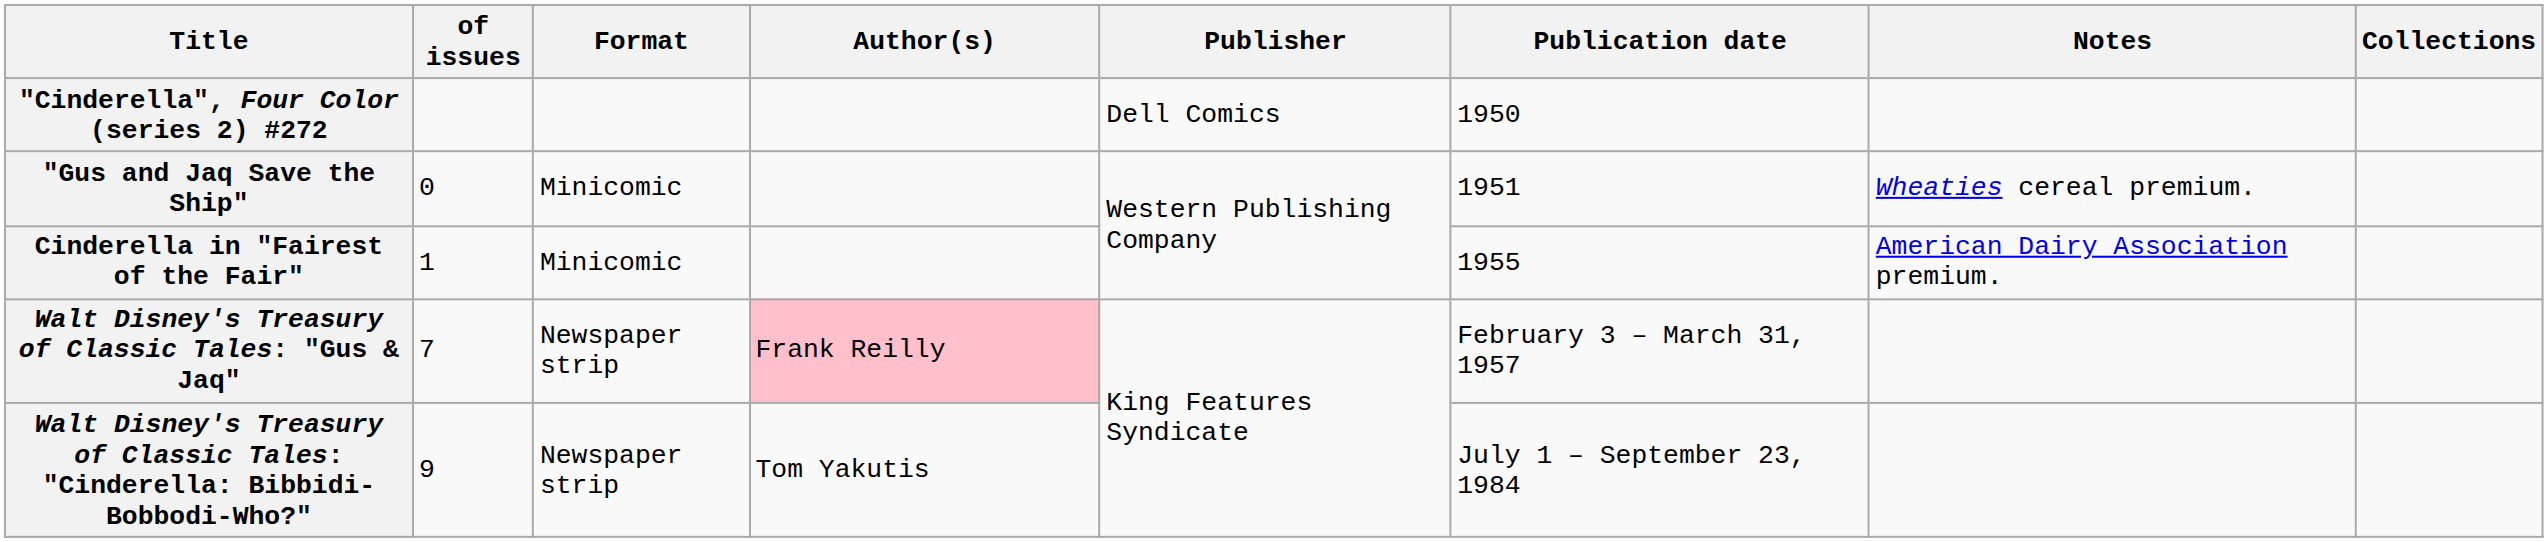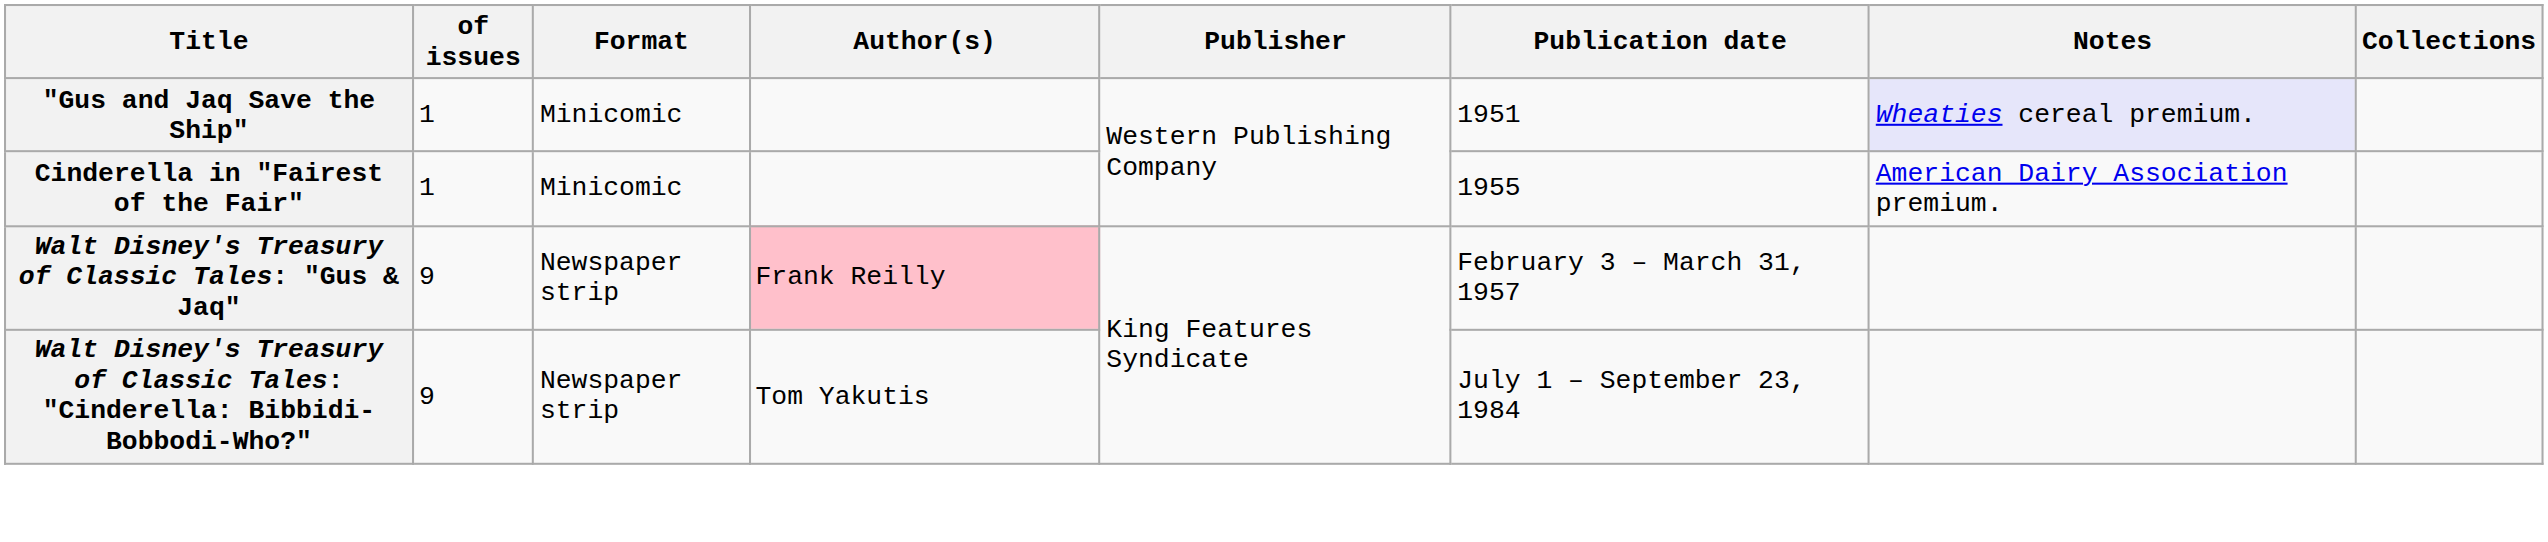- row: (209, 115)
(427, 189) 0 -> (427, 115) 1
(2066, 189) no background -> (2066, 115) lavender background
(427, 351) 7 -> (427, 277) 9
